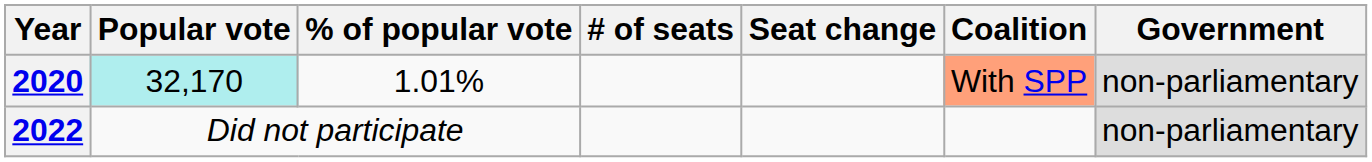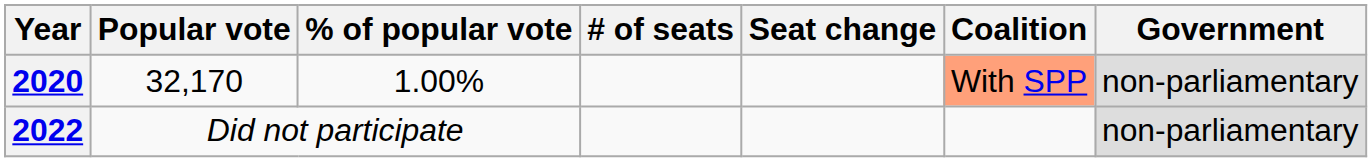(194, 80) paleturquoise background -> (194, 80) no background
(439, 80) 1.01% -> (439, 80) 1.00%
